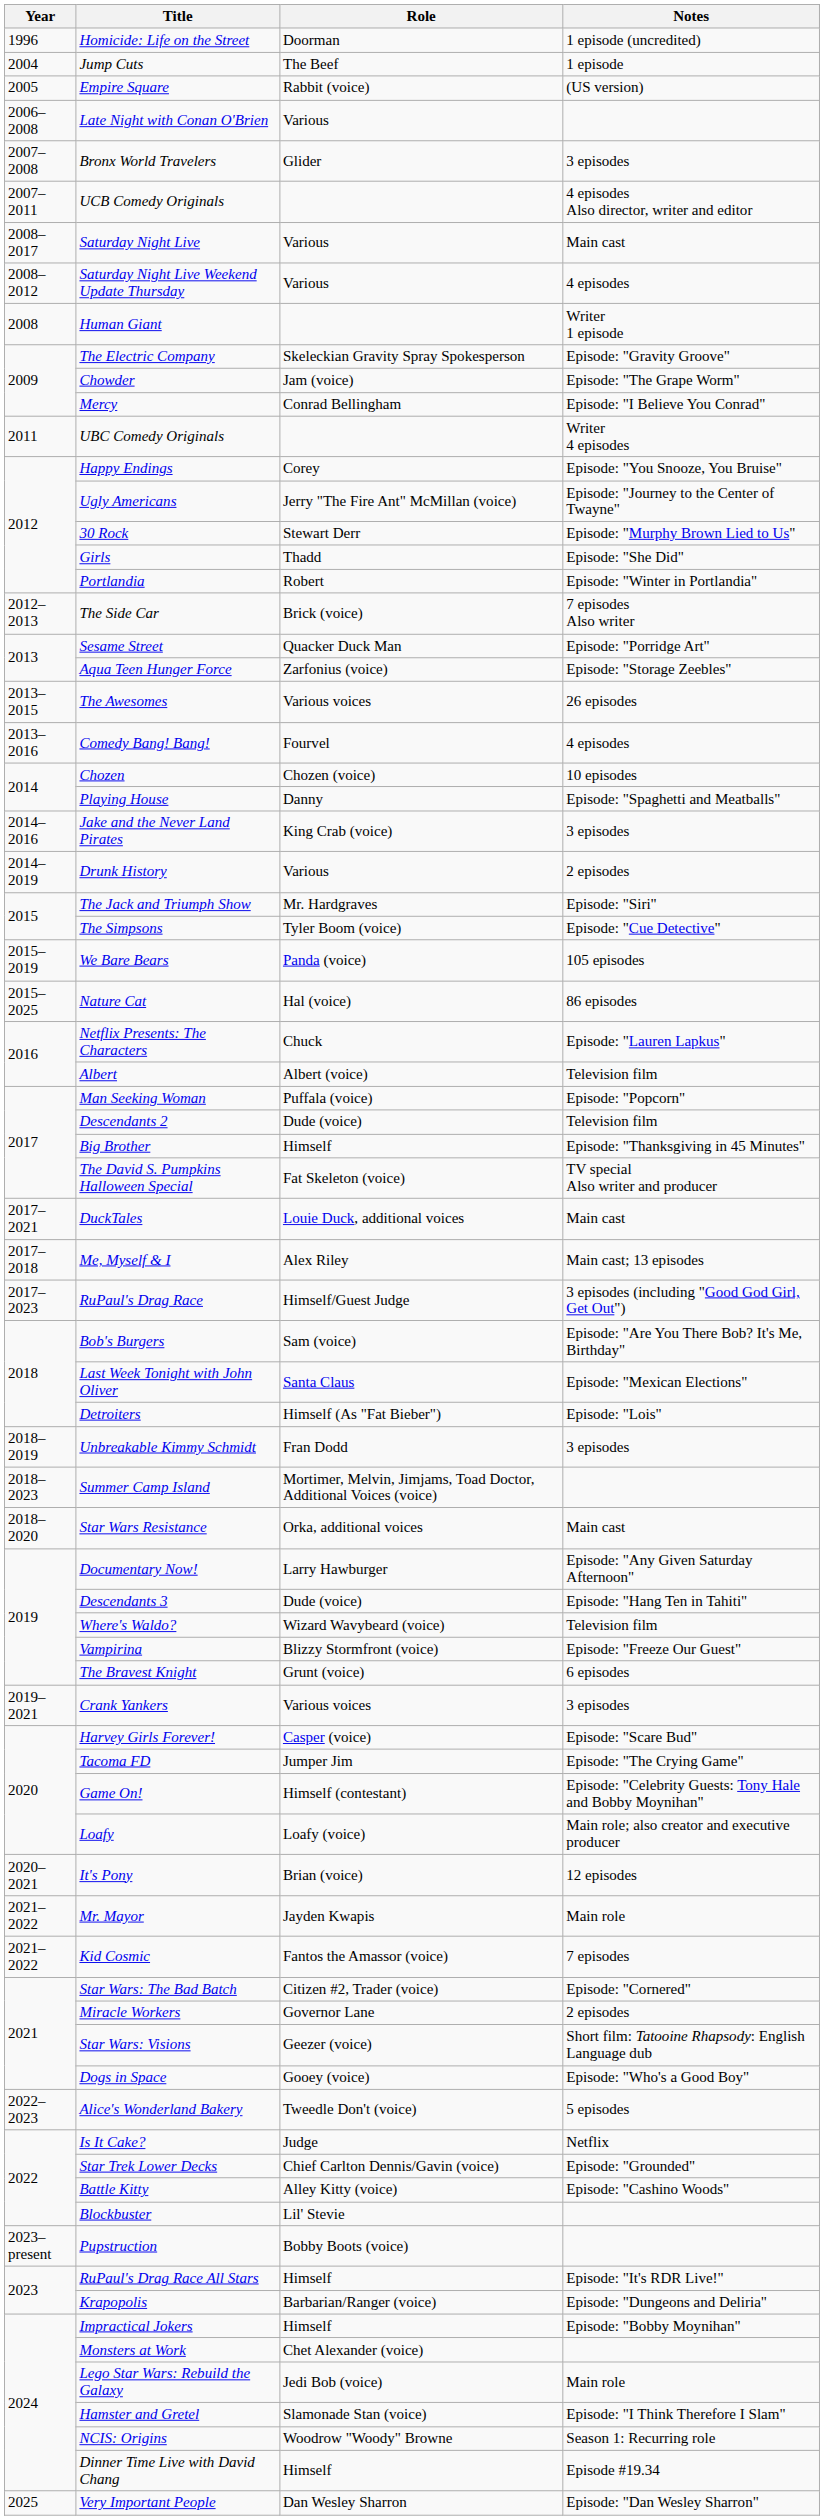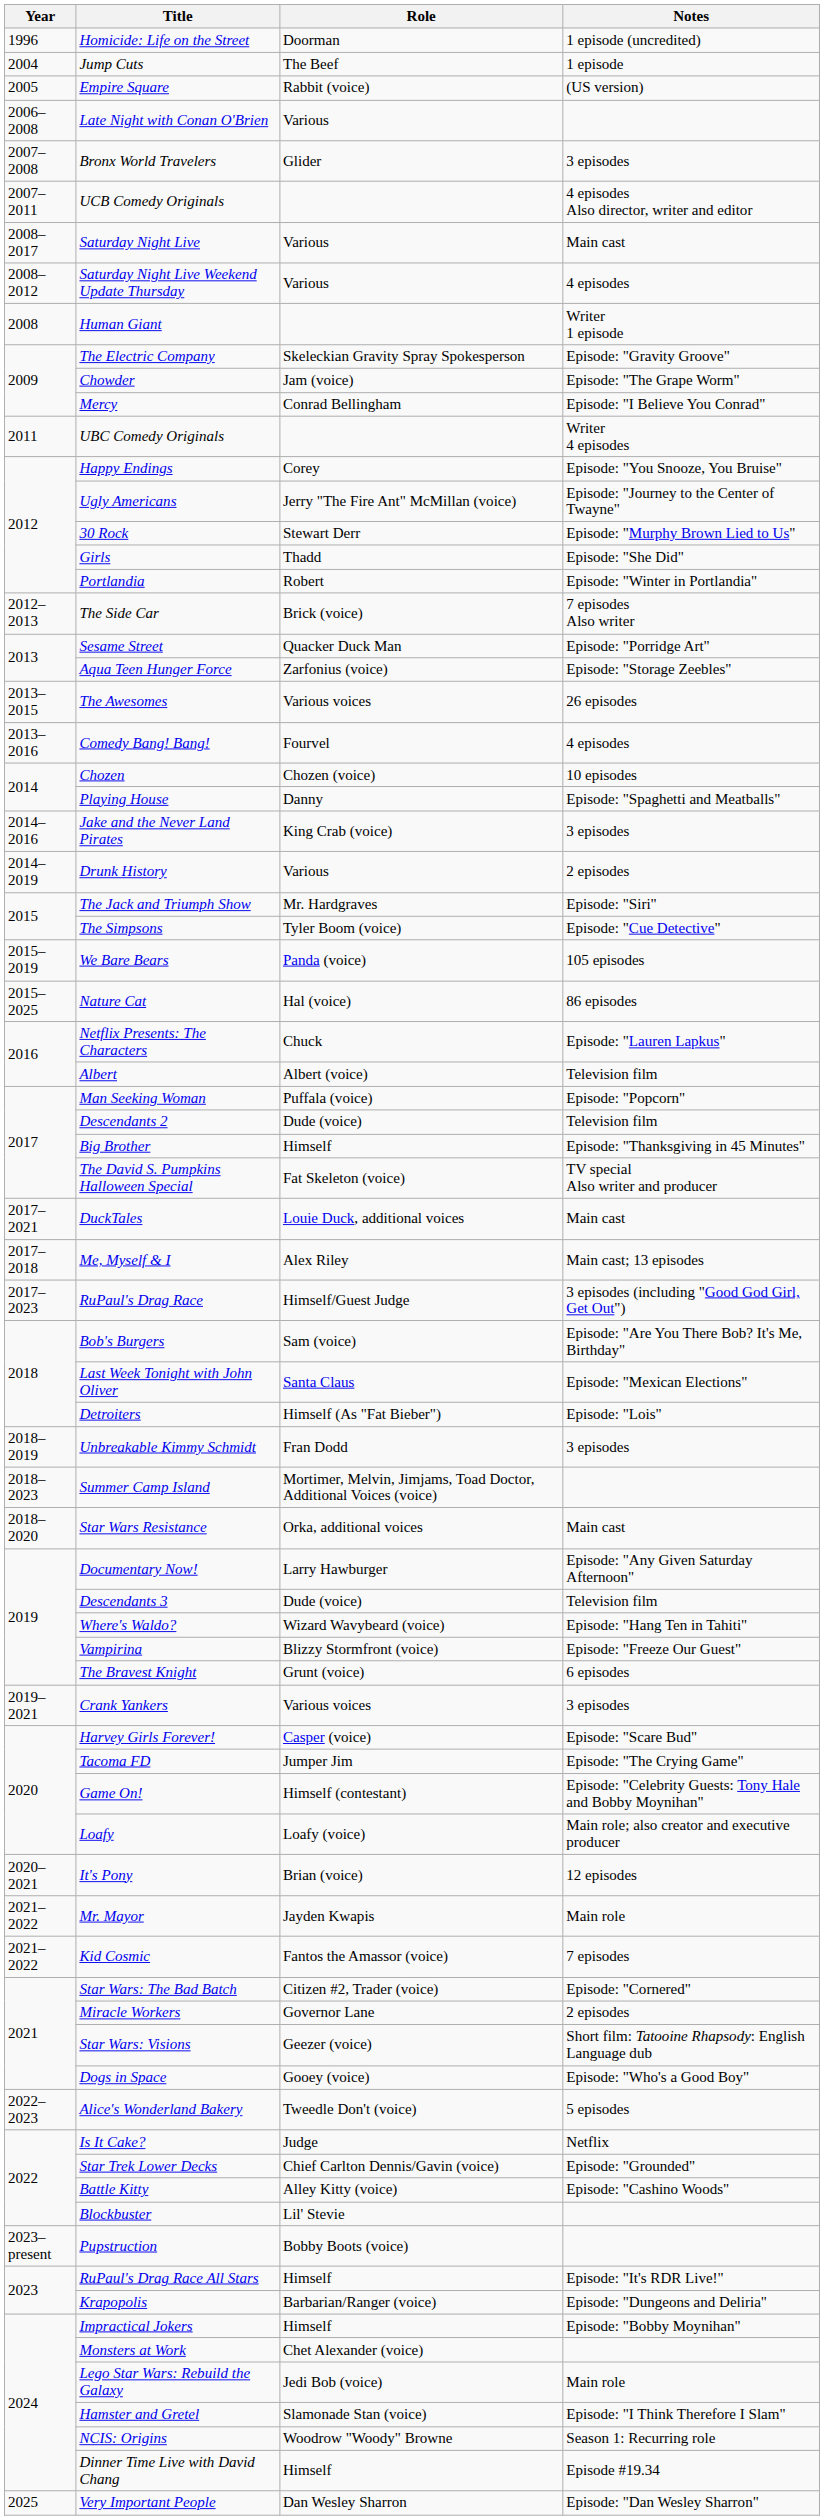(657, 1601) Episode: "Hang Ten in Tahiti" -> (612, 1601) Television film
(612, 1625) Television film -> (657, 1625) Episode: "Hang Ten in Tahiti"
